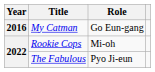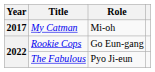(17, 28) 2016 -> (17, 28) 2017
(117, 28) Go Eun-gang -> (103, 28) Mi-oh
(103, 43) Mi-oh -> (117, 43) Go Eun-gang
